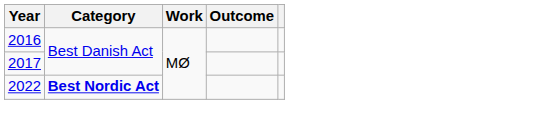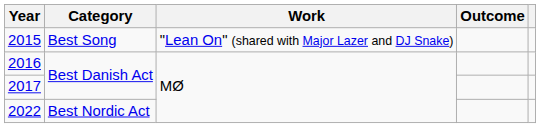+ row: (24, 39)
(103, 87) bold -> (99, 110) normal
